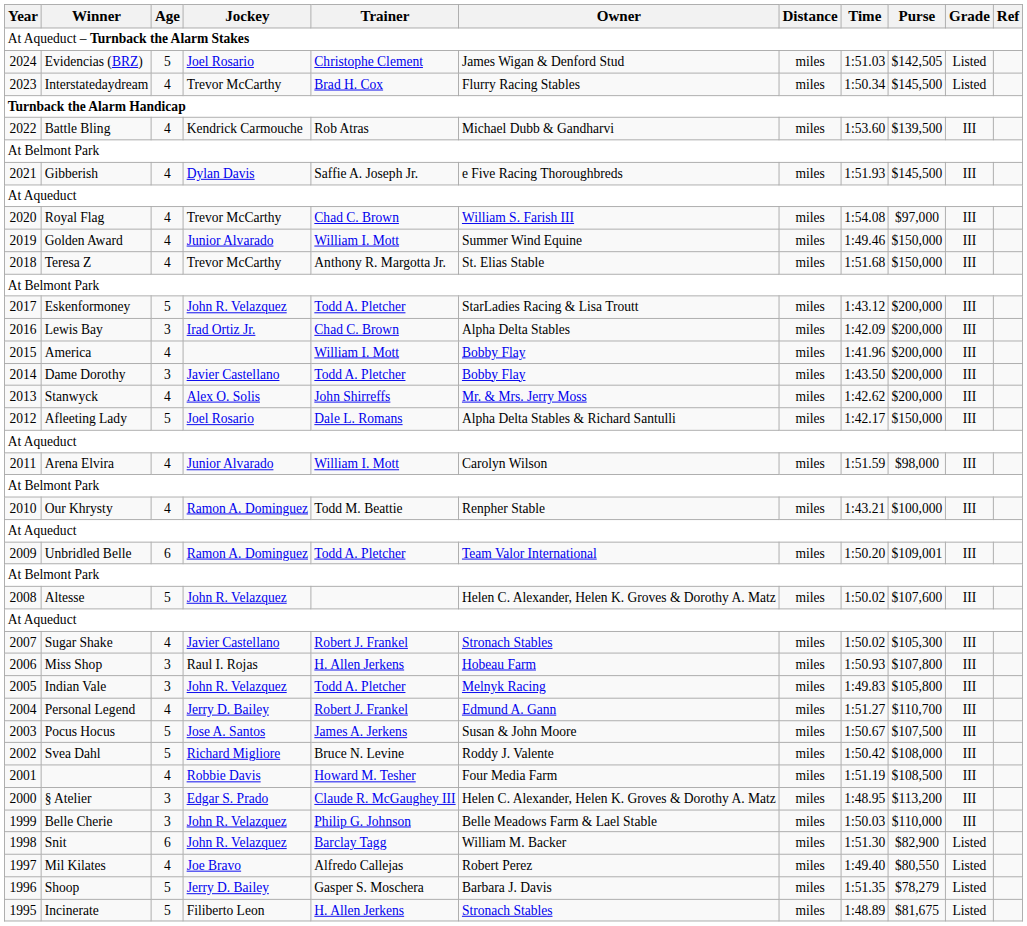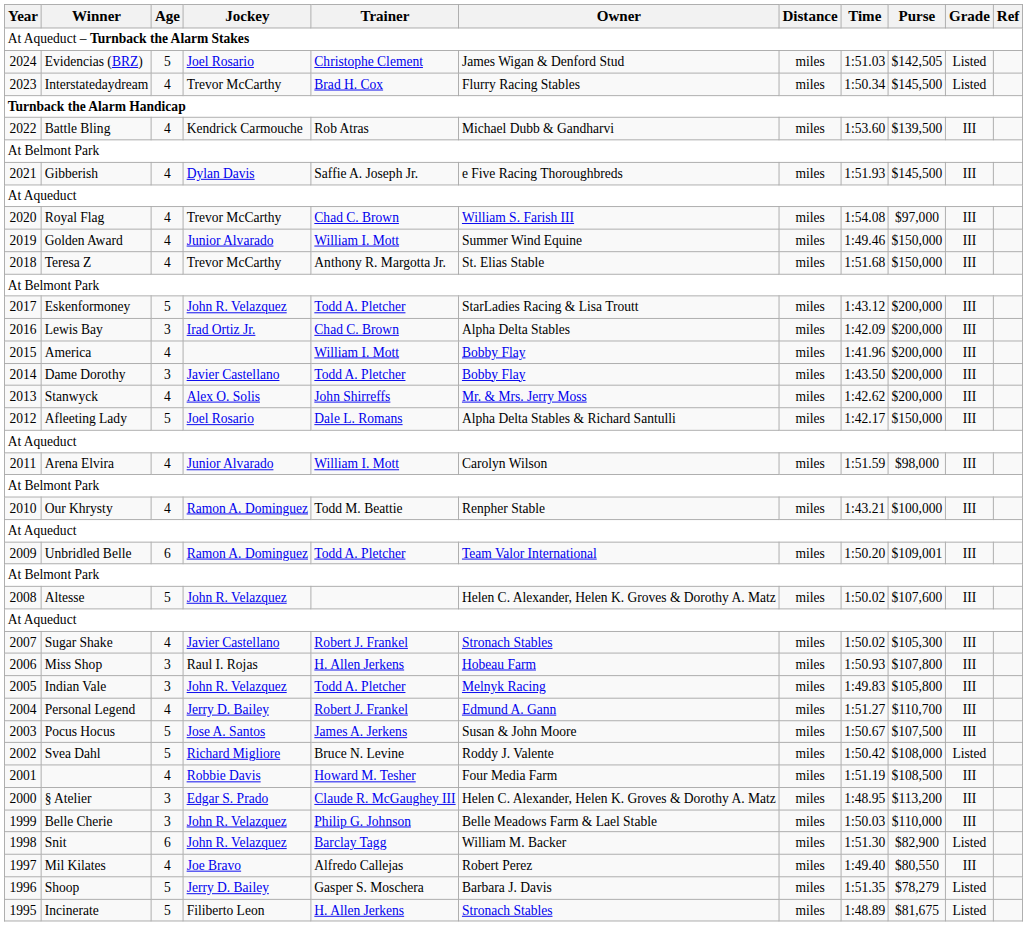(969, 753) III -> (969, 753) Listed
(969, 865) Listed -> (969, 865) III
